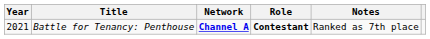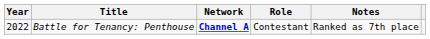(18, 27) 2021 -> (18, 27) 2022
(281, 27) bold -> (281, 27) normal
